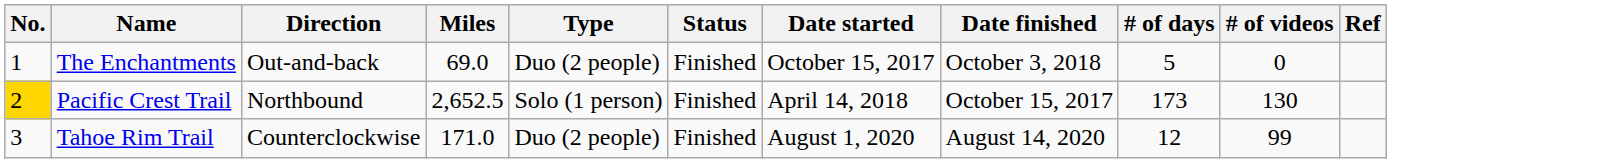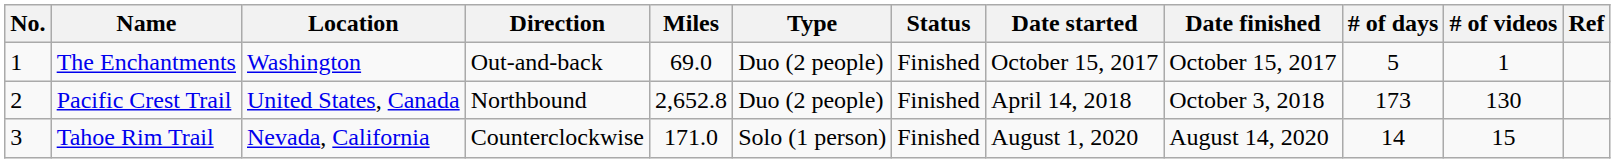+ column: (353, 23)
(1023, 61) October 3, 2018 -> (1253, 61) October 15, 2017
(1280, 61) 0 -> (1503, 61) 1
(16, 99) gold background -> (16, 99) no background
(467, 99) 2,652.5 -> (691, 99) 2,652.8
(588, 99) Solo (1 person) -> (811, 99) Duo (2 people)
(1029, 99) October 15, 2017 -> (1247, 99) October 3, 2018
(587, 137) Duo (2 people) -> (812, 137) Solo (1 person)
(1169, 137) 12 -> (1393, 137) 14
(1280, 137) 99 -> (1503, 137) 15
